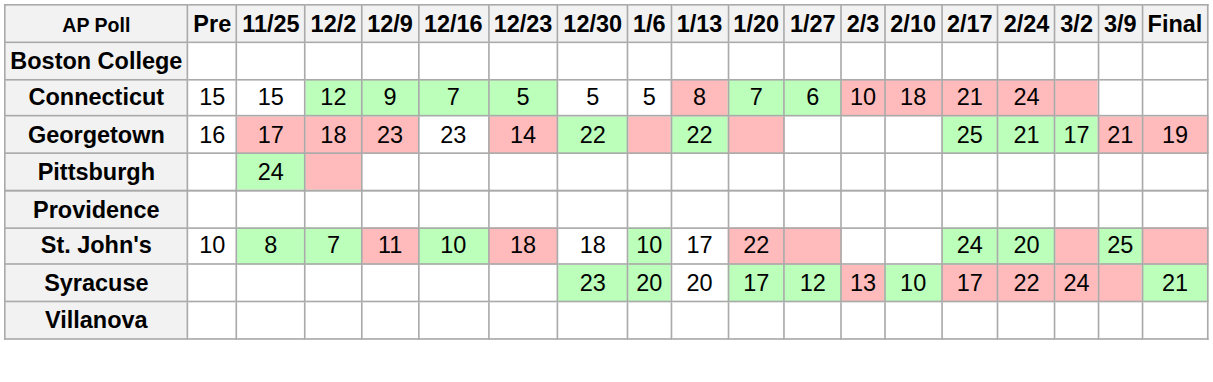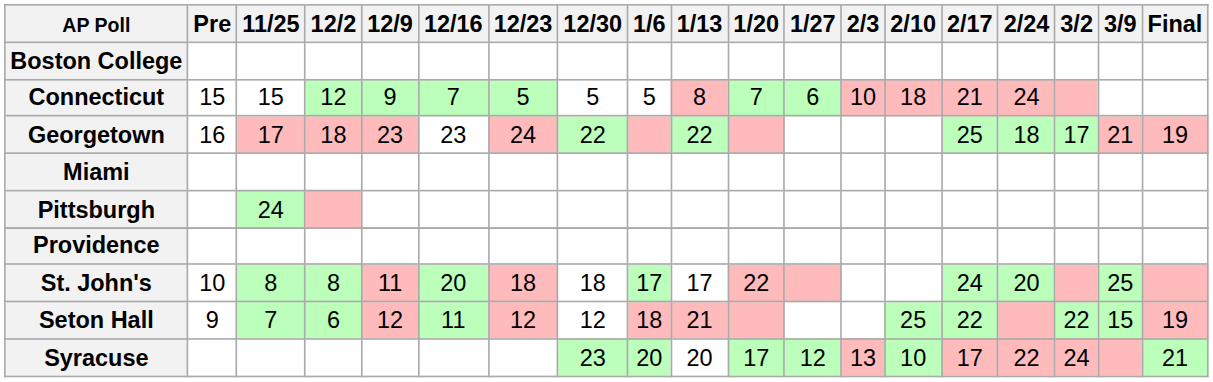(523, 135) 14 -> (523, 135) 24
(1026, 135) 21 -> (1026, 135) 18
+ row: (96, 172)
(333, 246) 7 -> (333, 283) 8
(453, 246) 10 -> (453, 283) 20
(649, 246) 10 -> (649, 283) 17
+ row: (96, 320)
- row: (96, 320)
